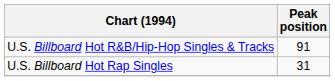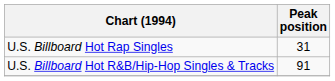rows swapped: (141, 47) <-> (90, 66)
